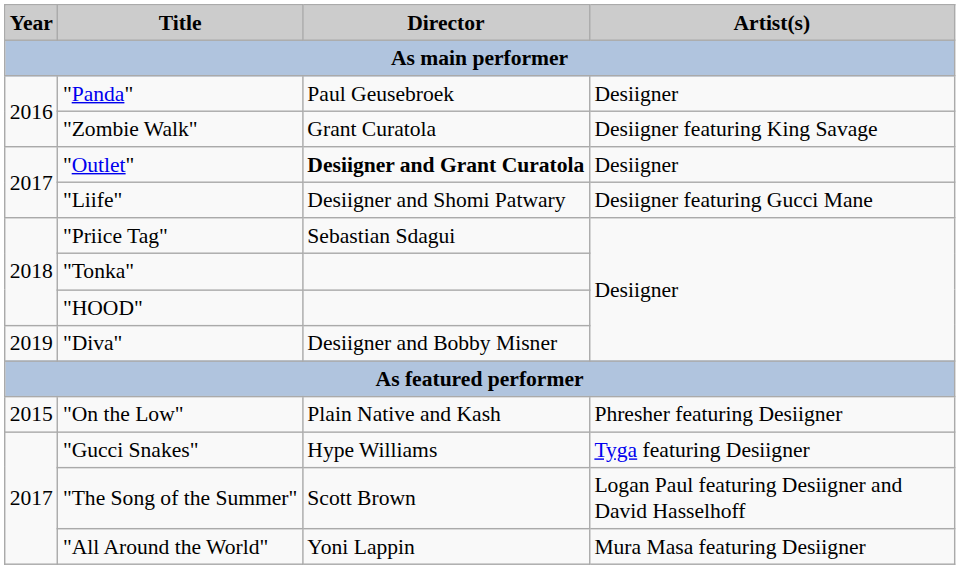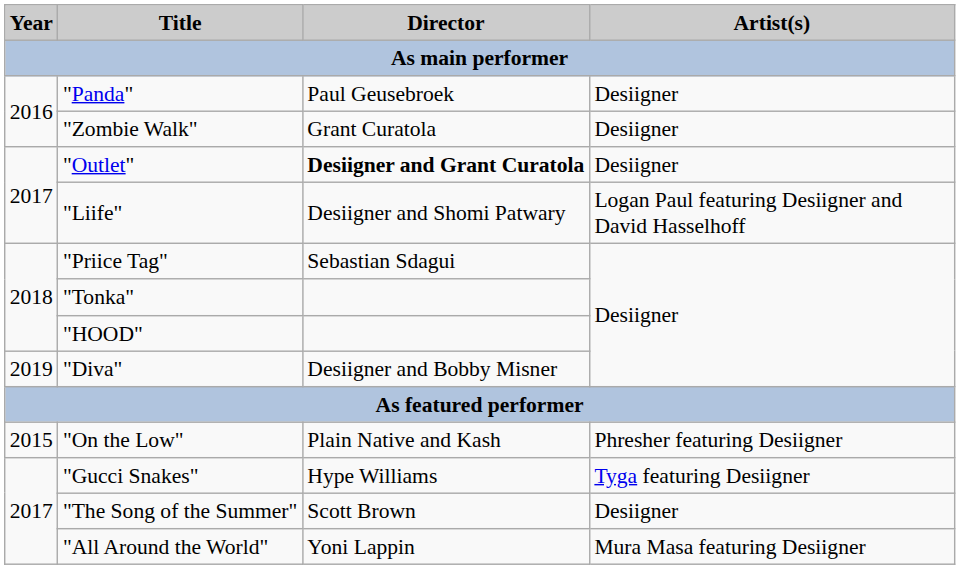(736, 129) Desiigner featuring King Savage -> (636, 129) Desiigner
(734, 200) Desiigner featuring Gucci Mane -> (748, 213) Logan Paul featuring Desiigner and David Hasselhoff
(748, 497) Logan Paul featuring Desiigner and David Hasselhoff -> (636, 510) Desiigner
